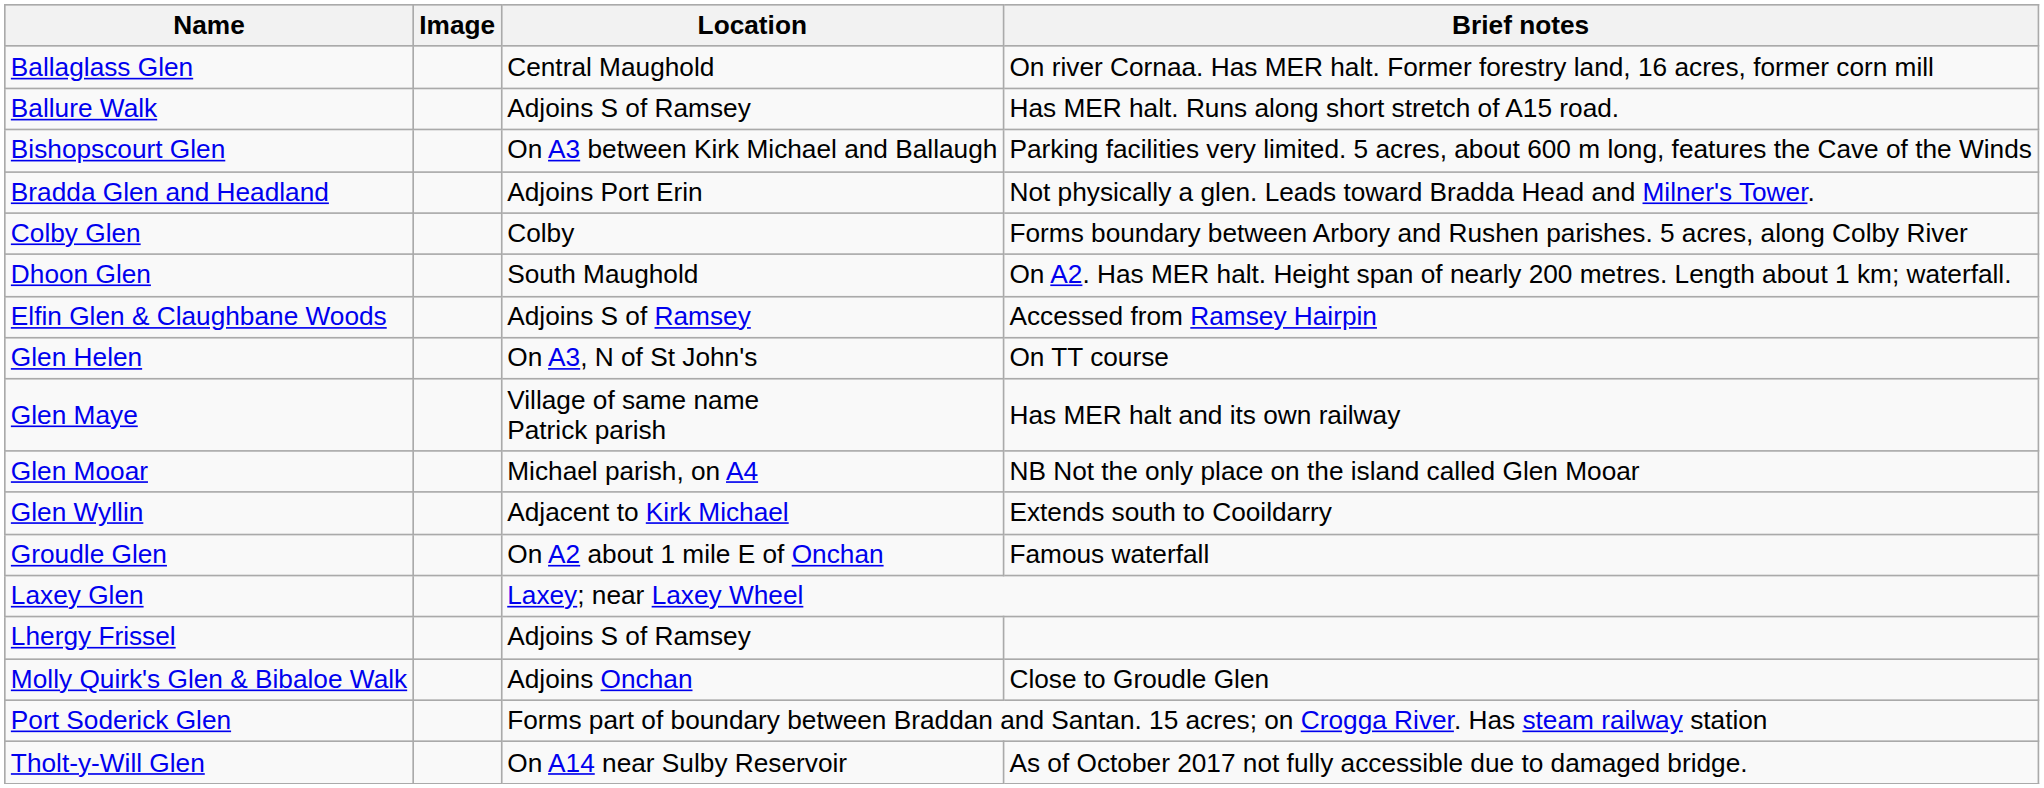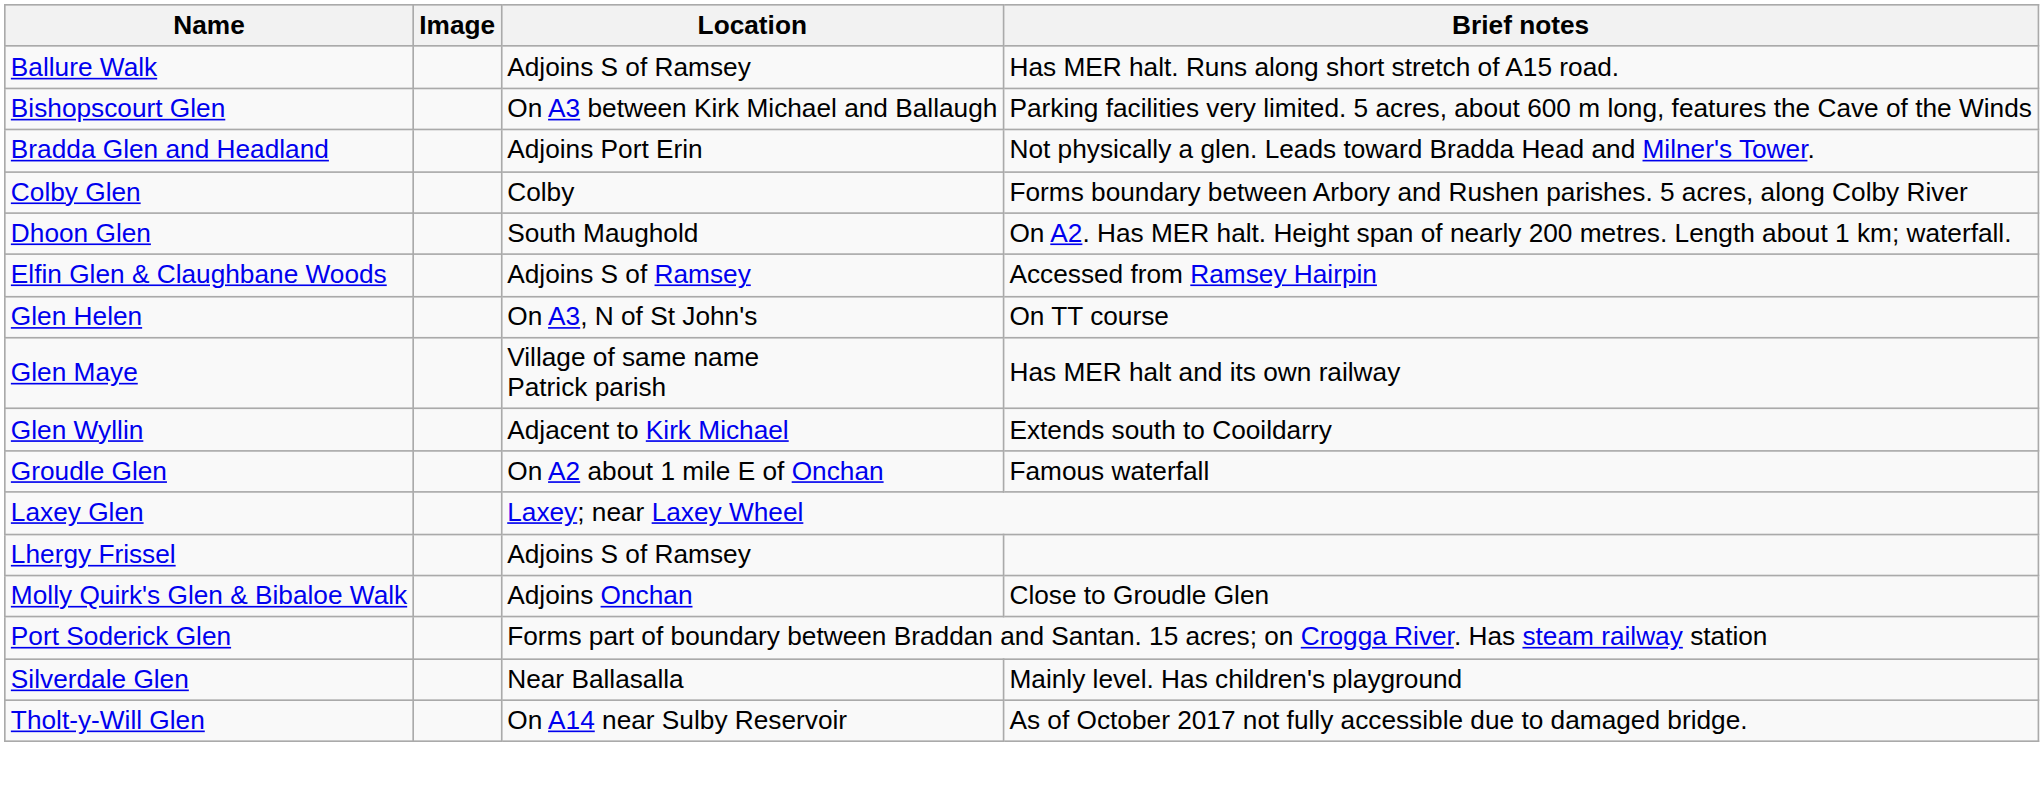- row: (102, 66)
- row: (79, 470)
+ row: (100, 679)
